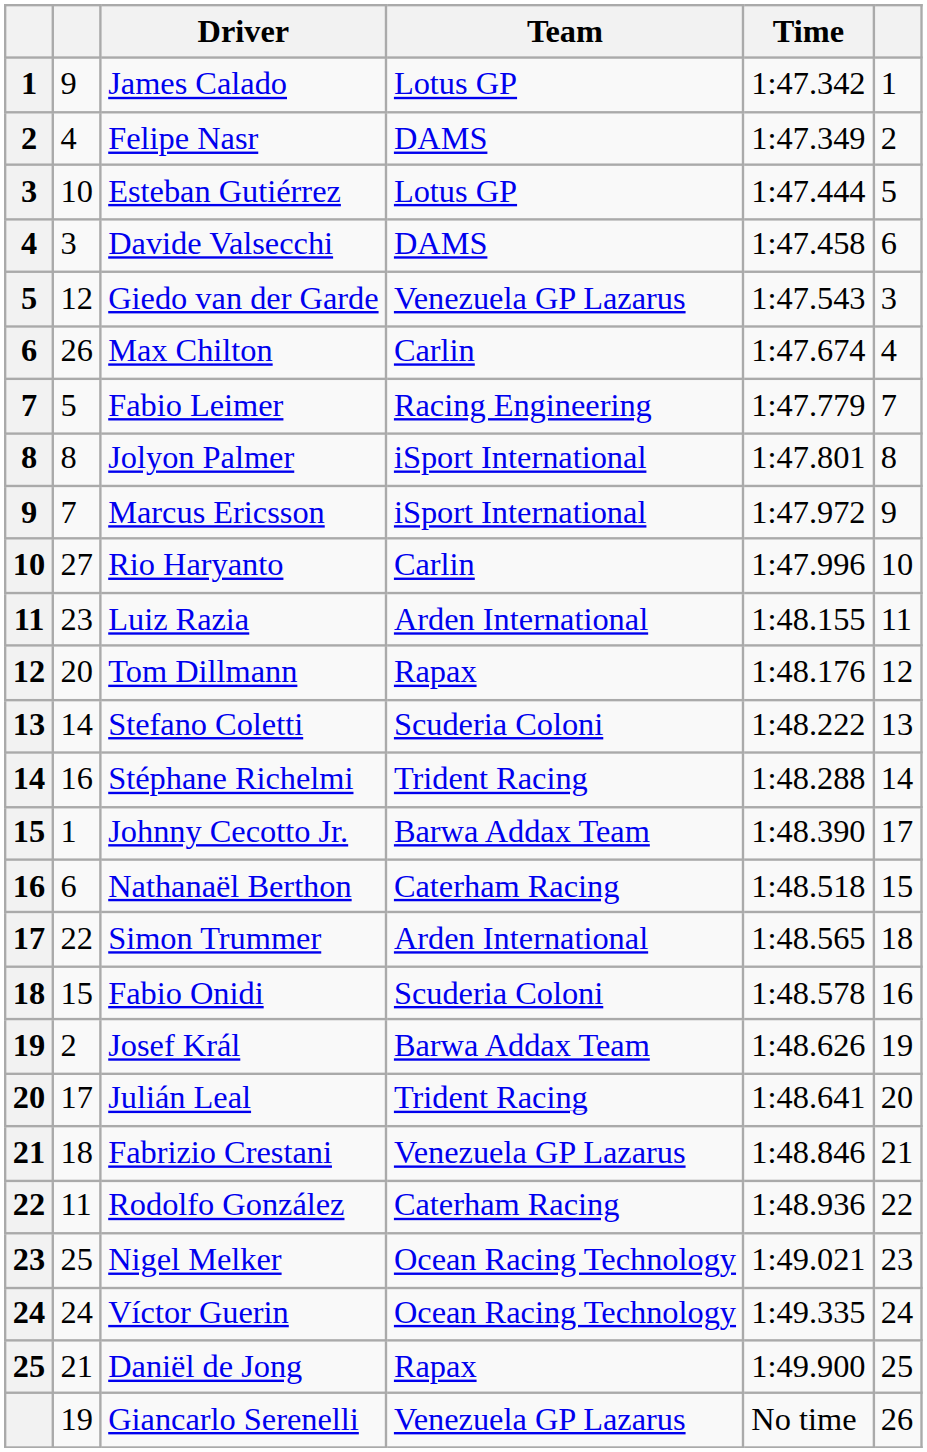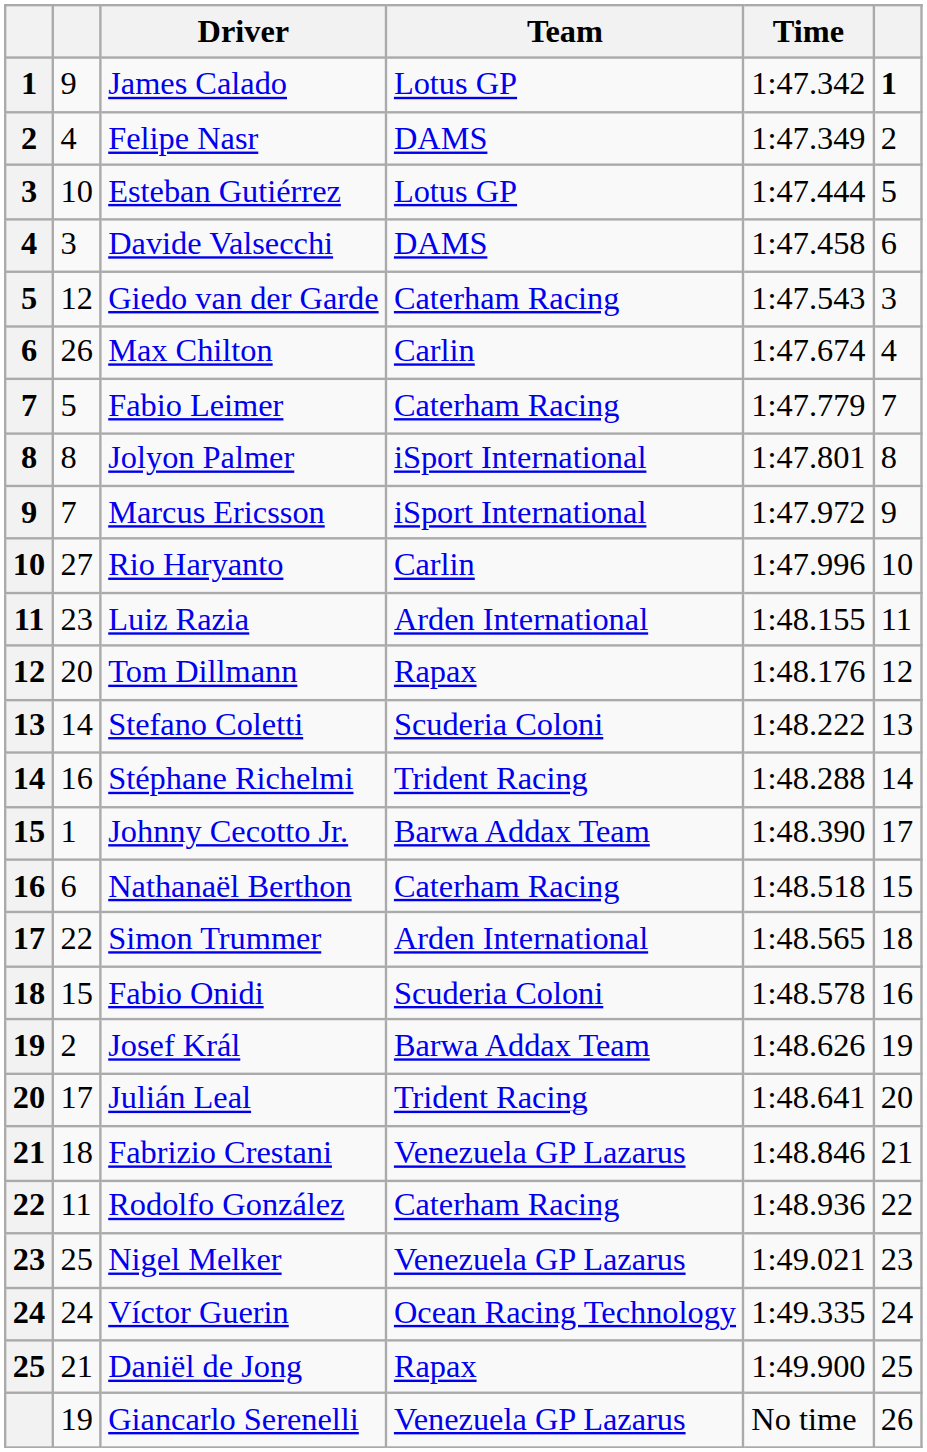(889, 84) normal -> (889, 84) bold
(540, 297) Venezuela GP Lazarus -> (507, 297) Caterham Racing
(523, 404) Racing Engineering -> (507, 404) Caterham Racing
(565, 1259) Ocean Racing Technology -> (540, 1259) Venezuela GP Lazarus
